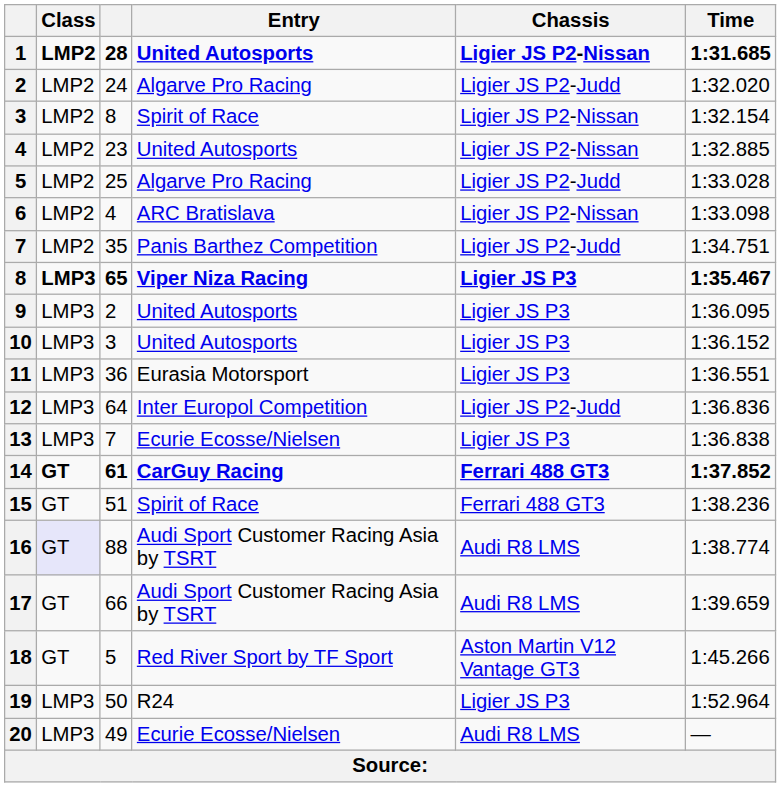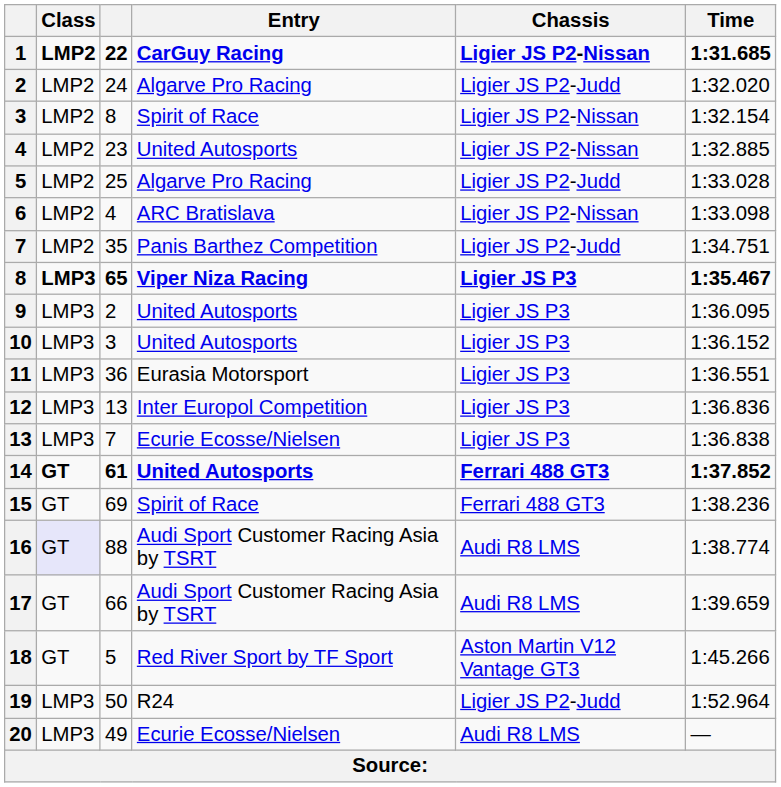(116, 52) 28 -> (116, 52) 22
(225, 52) United Autosports -> (210, 52) CarGuy Racing
(116, 407) 64 -> (116, 407) 13
(540, 407) Ligier JS P2-Judd -> (515, 407) Ligier JS P3
(210, 471) CarGuy Racing -> (225, 471) United Autosports
(116, 504) 51 -> (116, 504) 69
(515, 701) Ligier JS P3 -> (540, 701) Ligier JS P2-Judd
